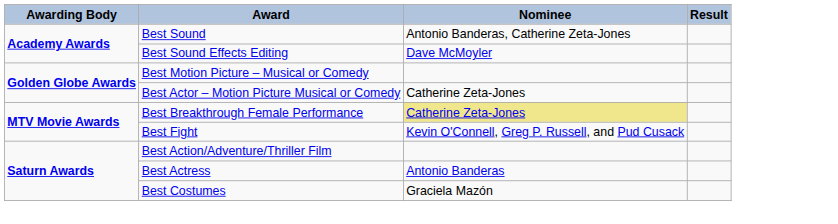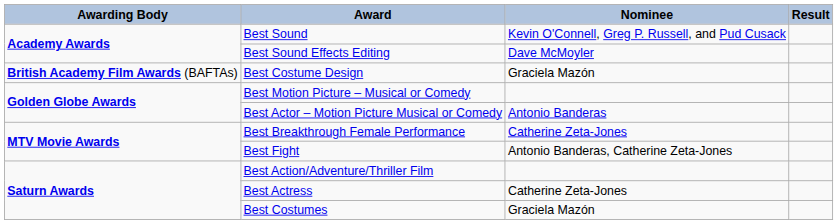(518, 34) Antonio Banderas, Catherine Zeta-Jones -> (647, 34) Kevin O'Connell, Greg P. Russell, and Pud Cusack
+ row: (303, 73)
(466, 93) Catherine Zeta-Jones -> (557, 112) Antonio Banderas
(466, 112) khaki background -> (567, 132) no background
(545, 132) Kevin O'Connell, Greg P. Russell, and Pud Cusack -> (620, 152) Antonio Banderas, Catherine Zeta-Jones
(455, 171) Antonio Banderas -> (567, 191) Catherine Zeta-Jones
